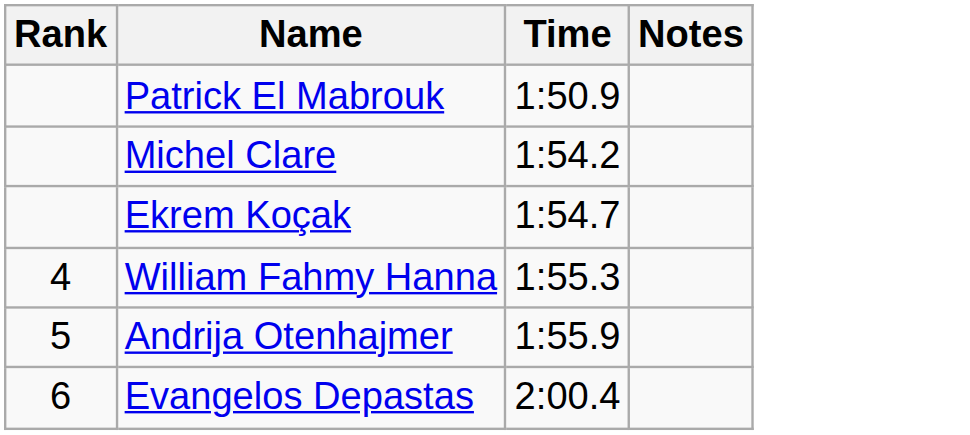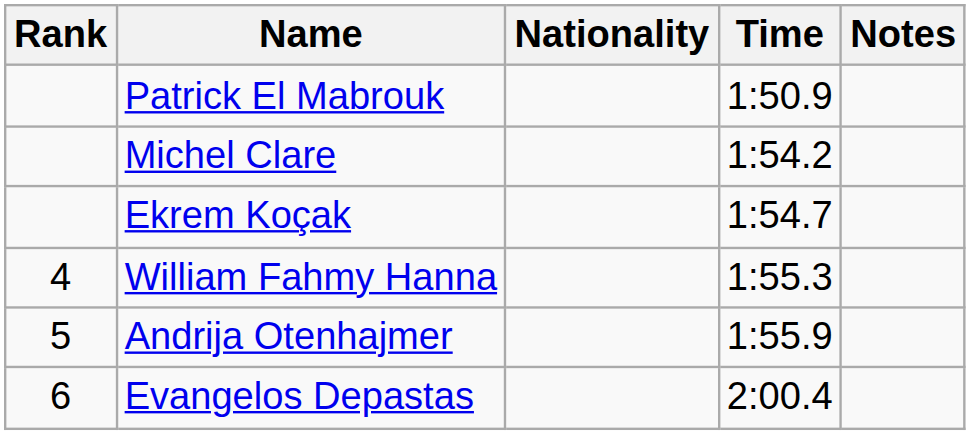+ column: (612, 34)
